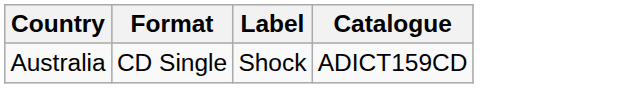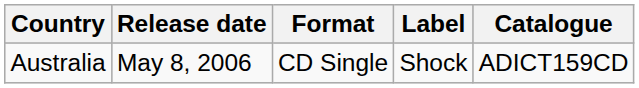+ column: (192, 23)
